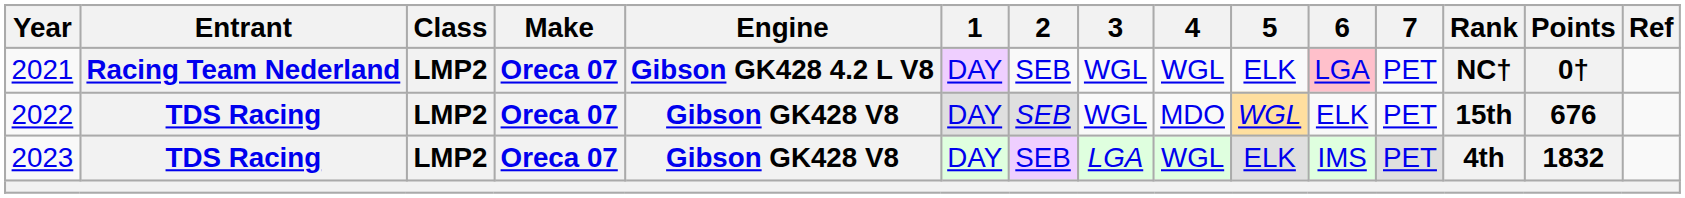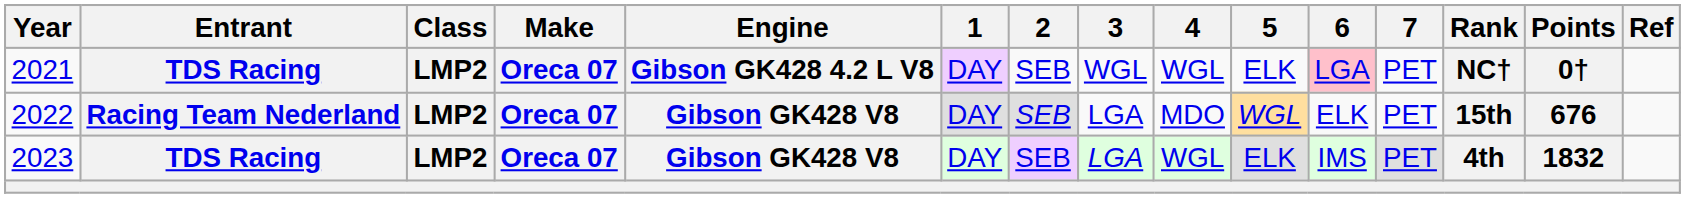(243, 70) Racing Team Nederland -> (243, 70) TDS Racing
(243, 114) TDS Racing -> (243, 114) Racing Team Nederland
(1116, 114) WGL -> (1115, 114) LGA
